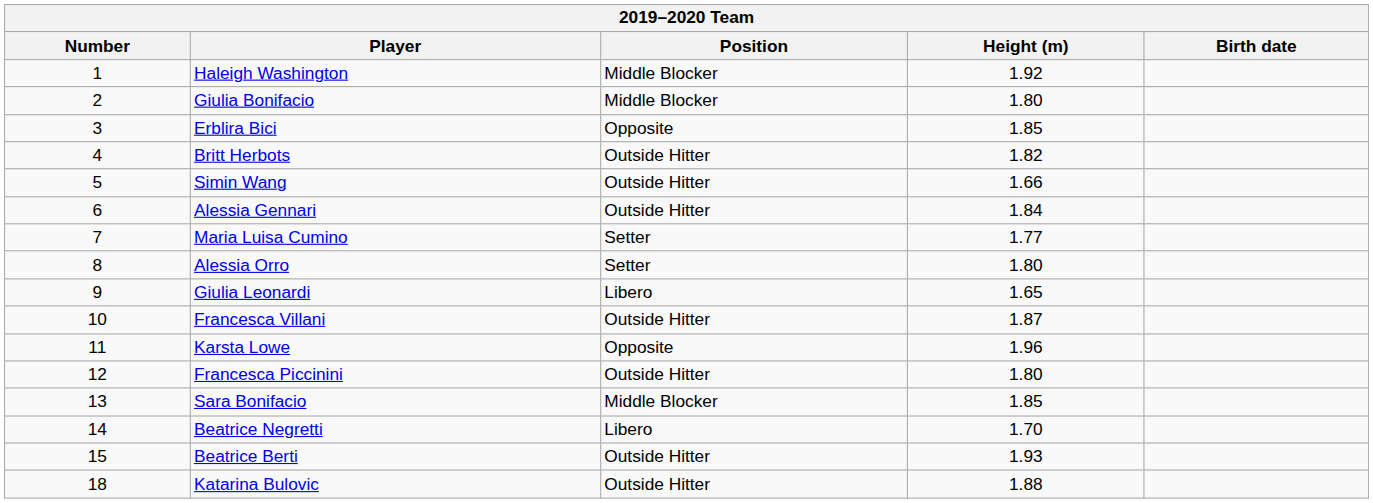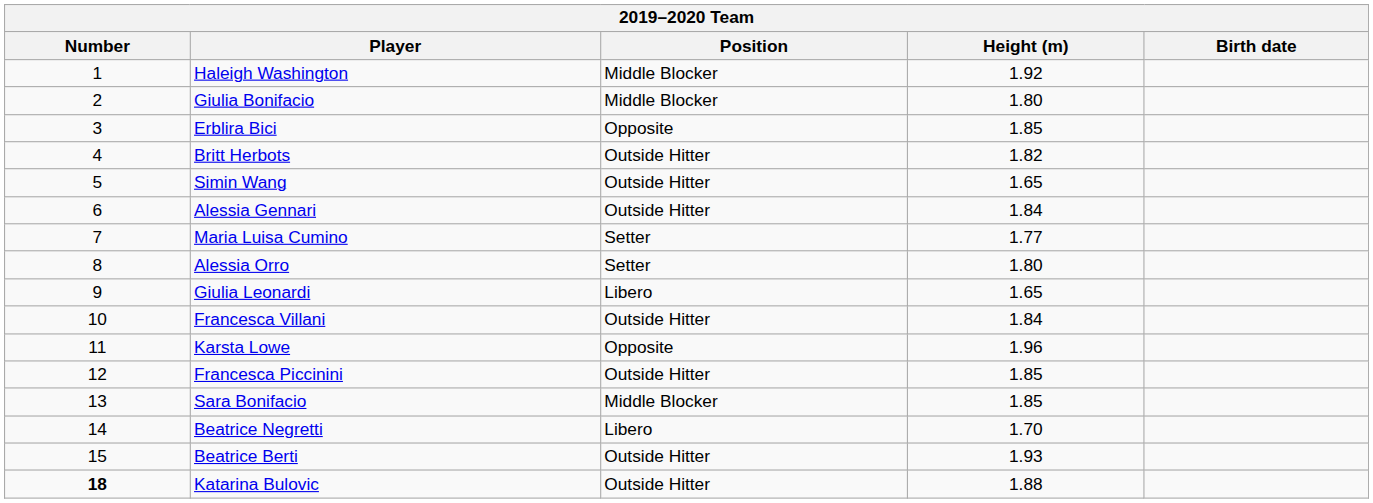(1026, 182) 1.66 -> (1026, 182) 1.65
(1026, 319) 1.87 -> (1026, 319) 1.84
(1026, 374) 1.80 -> (1026, 374) 1.85
(97, 484) normal -> (97, 484) bold
